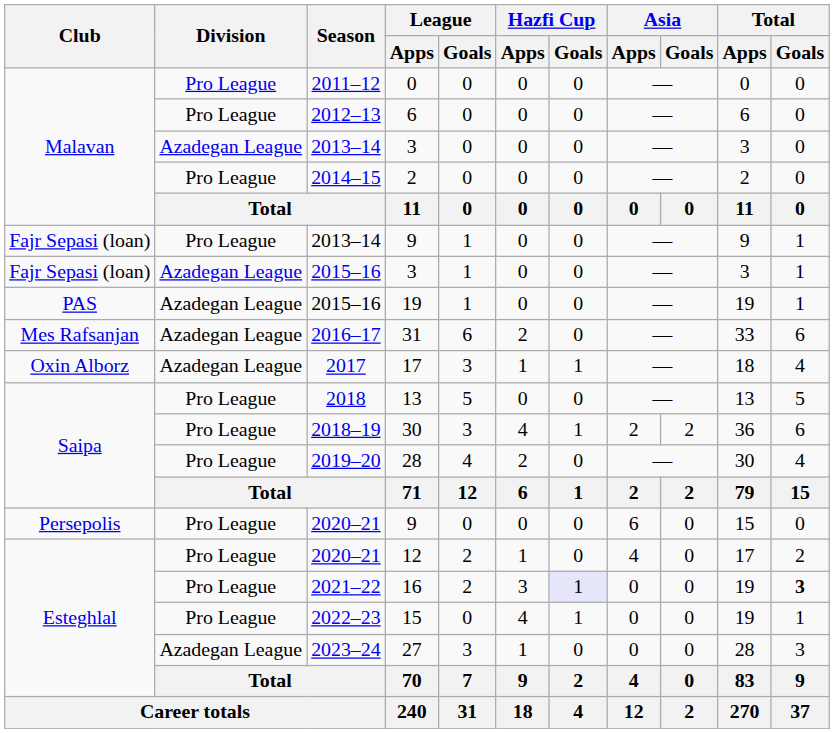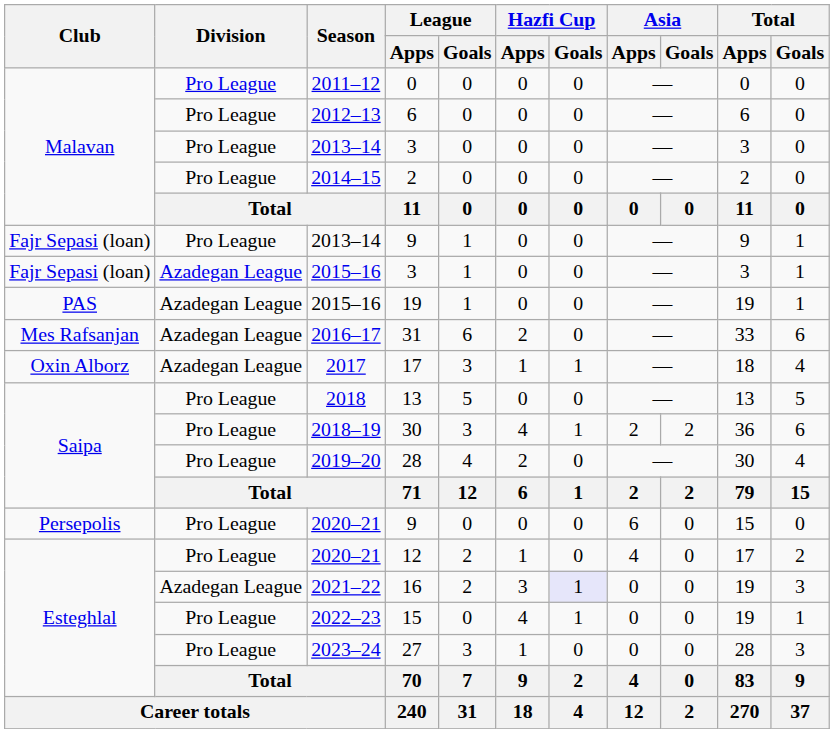(231, 146) Azadegan League -> (231, 146) Pro League
(231, 586) Pro League -> (231, 586) Azadegan League
(800, 586) bold -> (800, 586) normal
(231, 649) Azadegan League -> (231, 649) Pro League
